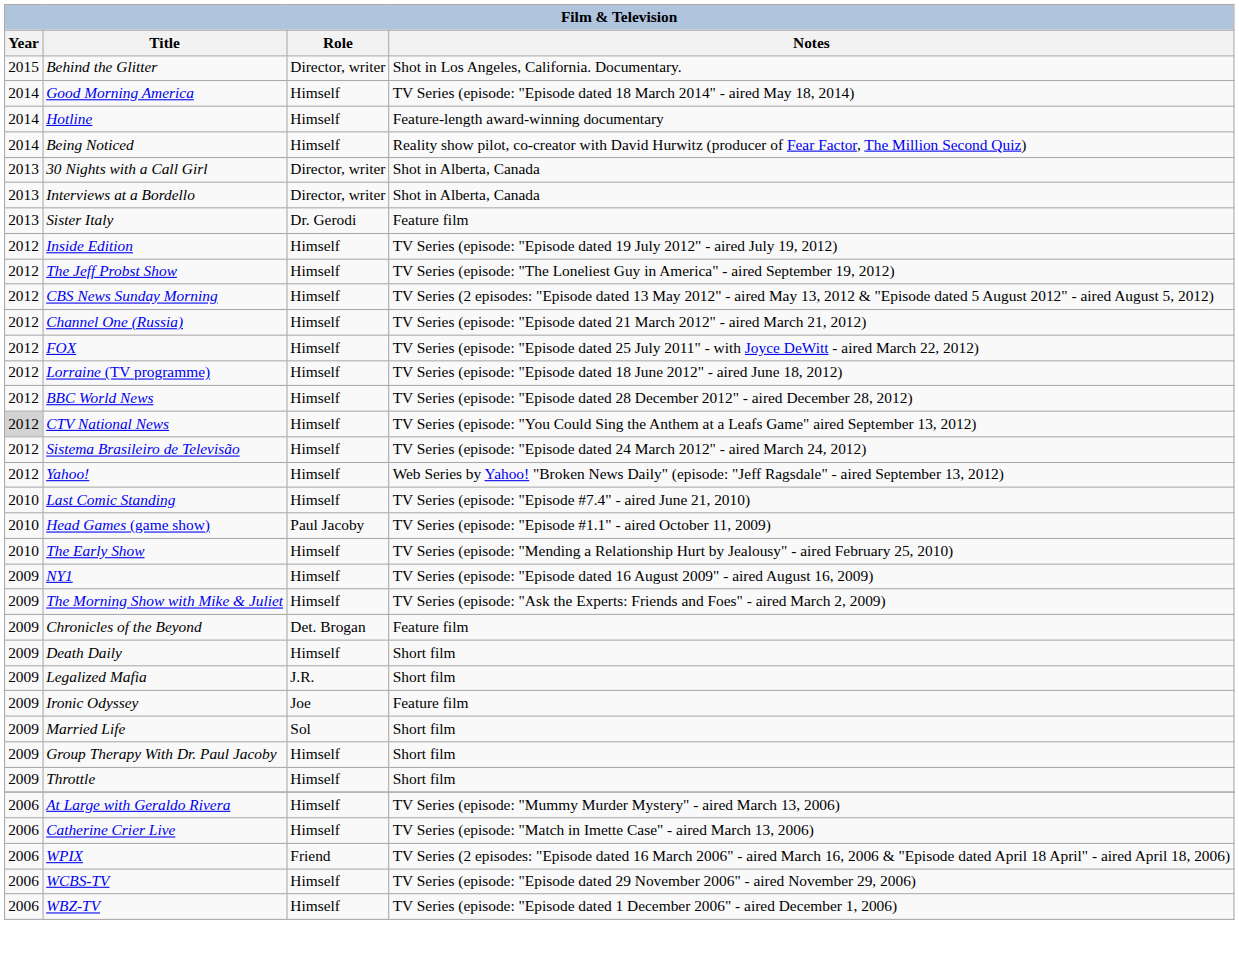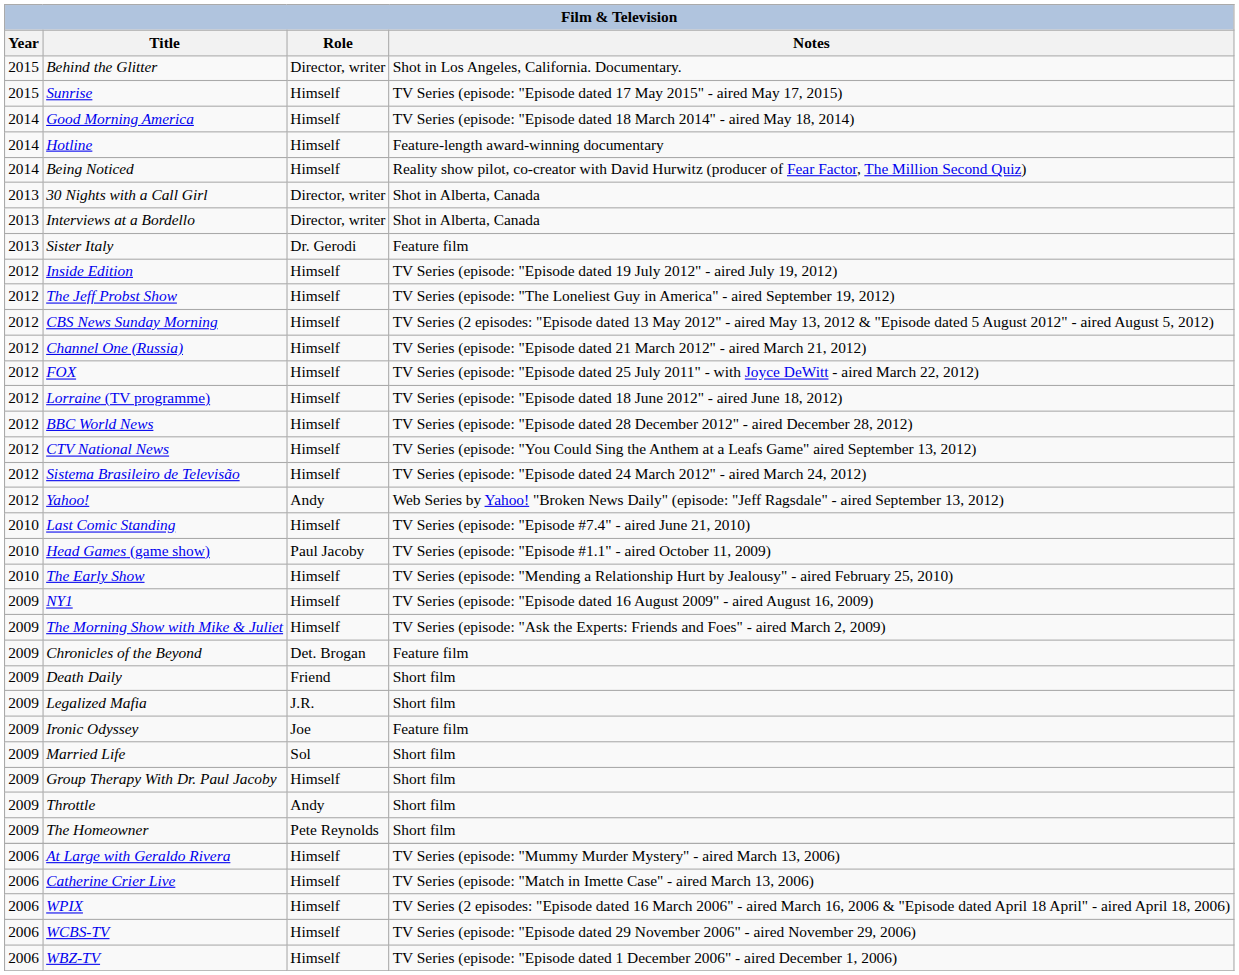+ row: (69, 93)
(24, 424) lightgrey background -> (24, 449) no background
(315, 475) Himself -> (307, 500) Andy
(315, 652) Himself -> (310, 678) Friend
(315, 779) Himself -> (307, 805) Andy
+ row: (97, 830)
(310, 856) Friend -> (315, 907) Himself
